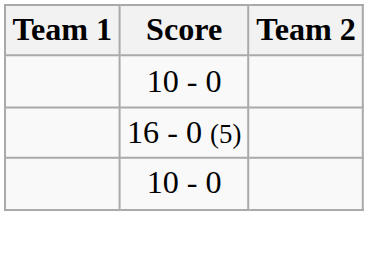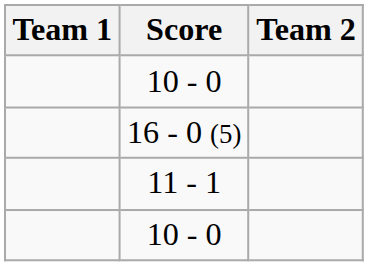+ row: (62, 184)
